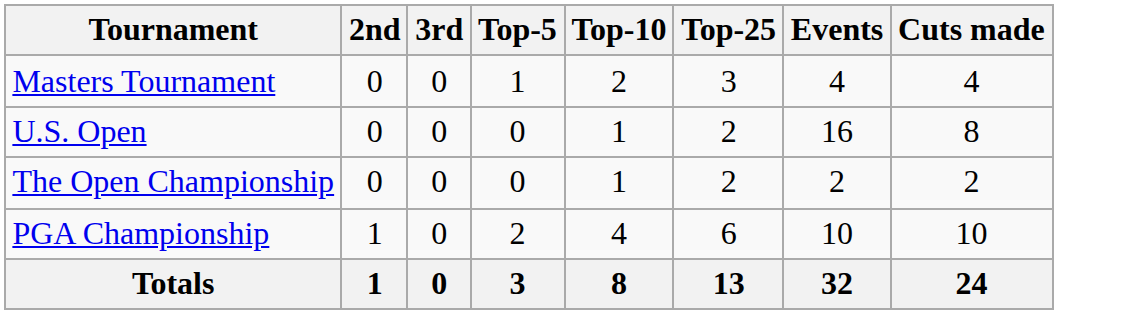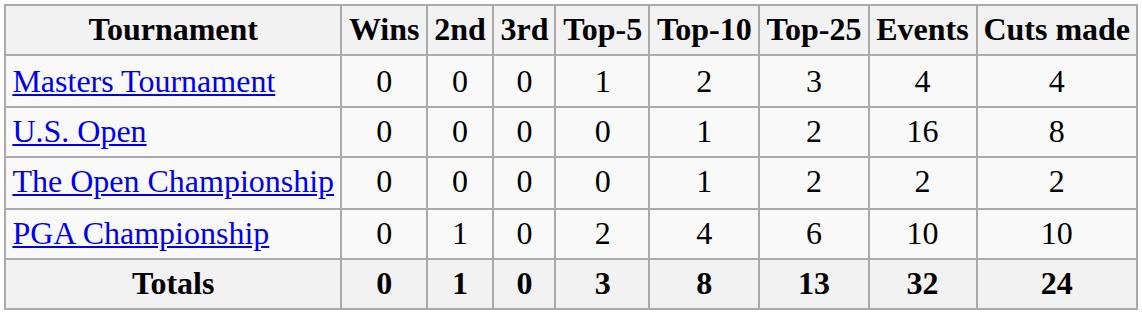+ column: (384, 29)
